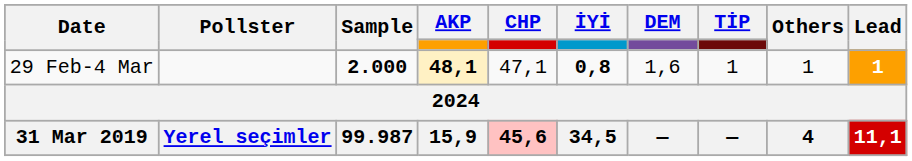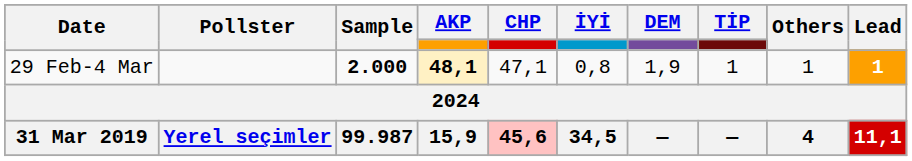(593, 67) bold -> (593, 67) normal
(662, 67) 1,6 -> (662, 67) 1,9
